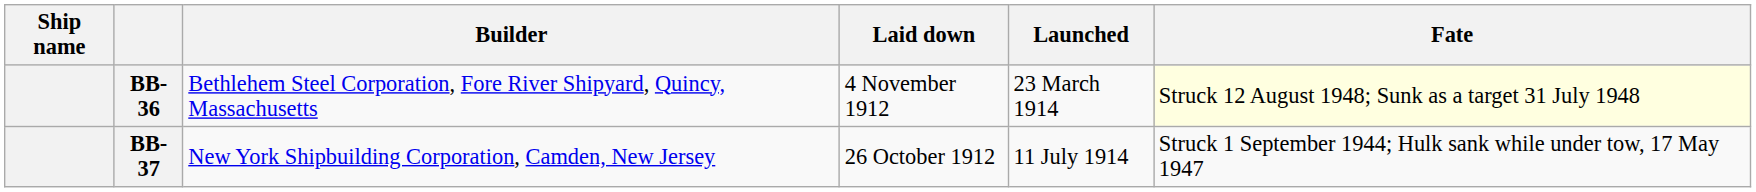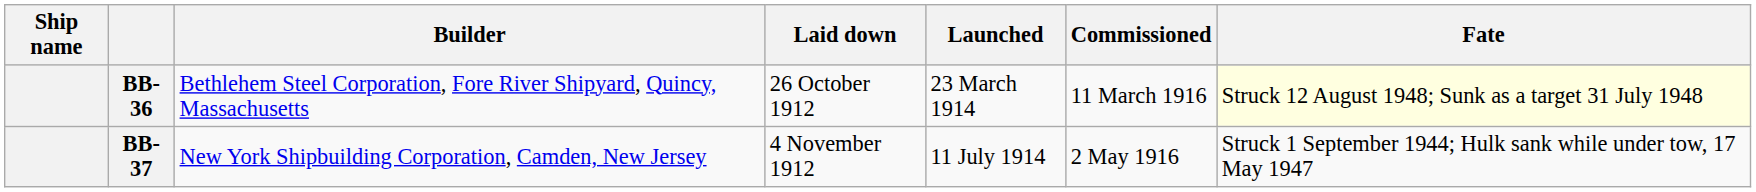+ column: (1141, 34)
(900, 95) 4 November 1912 -> (820, 95) 26 October 1912
(920, 156) 26 October 1912 -> (825, 156) 4 November 1912
